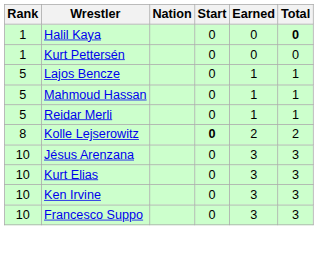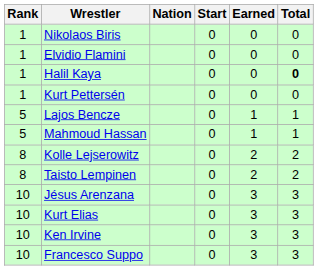+ row: (82, 34)
+ row: (85, 54)
- row: (78, 114)
(212, 134) bold -> (212, 154) normal
+ row: (90, 174)
